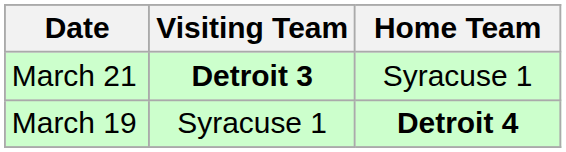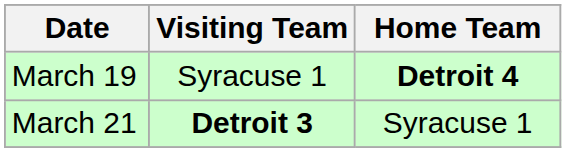rows swapped: (74, 123) <-> (74, 75)
